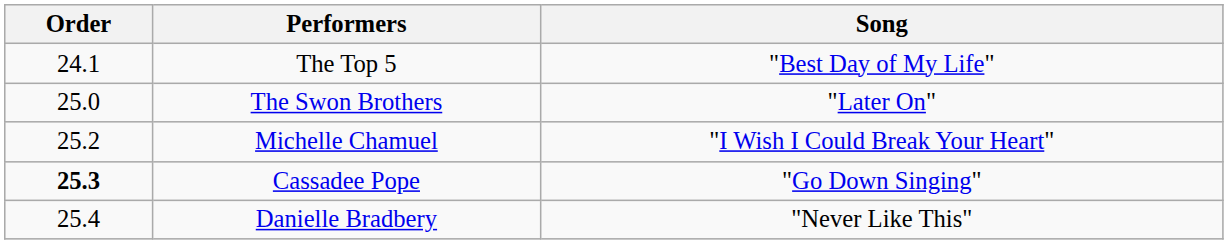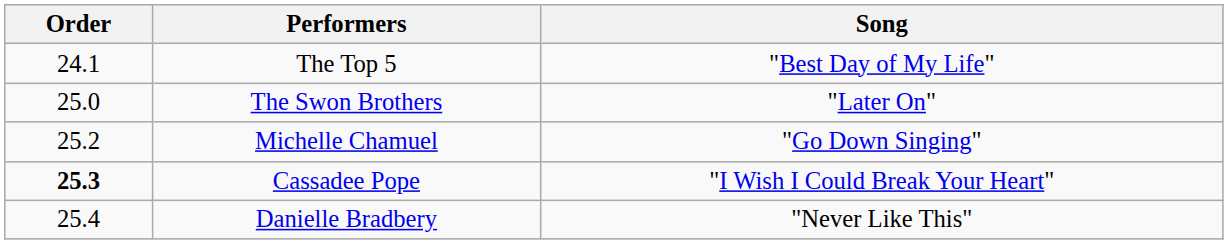(882, 141) "I Wish I Could Break Your Heart" -> (882, 141) "Go Down Singing"
(882, 180) "Go Down Singing" -> (882, 180) "I Wish I Could Break Your Heart"
